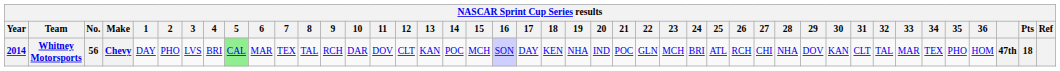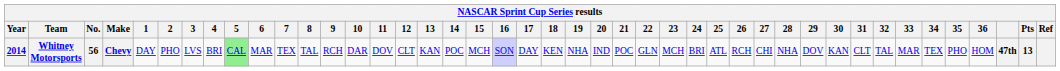(1028, 52) 18 -> (1028, 52) 13
